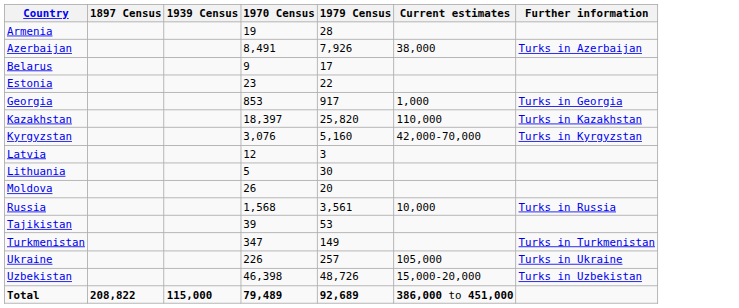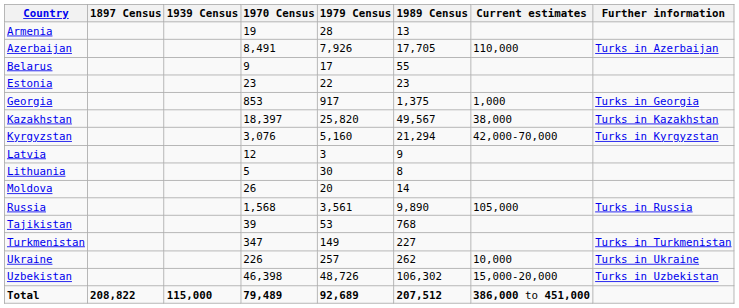+ column: (432, 13)
(416, 48) 38,000 -> (496, 48) 110,000
(419, 119) 110,000 -> (493, 119) 38,000
(416, 207) 10,000 -> (496, 207) 105,000
(419, 259) 105,000 -> (493, 259) 10,000
